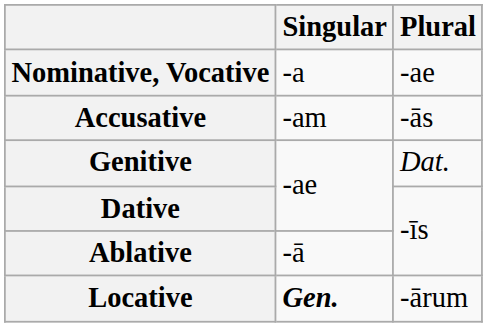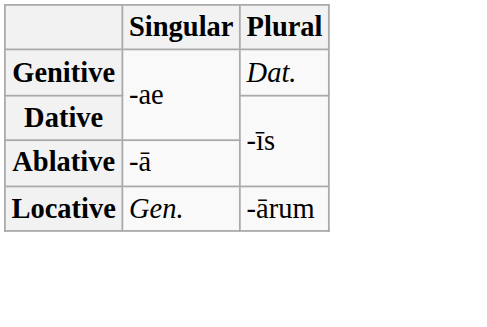- row: (140, 72)
- row: (140, 117)
(311, 298) bold -> (156, 207) normal
